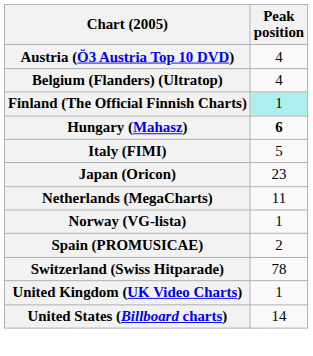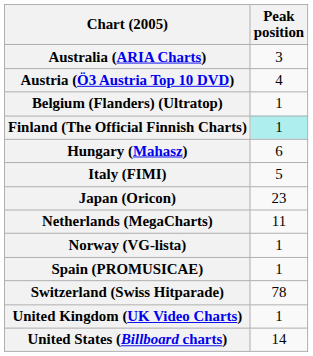+ row: (127, 56)
(279, 80) 4 -> (279, 103) 1
(279, 127) bold -> (279, 151) normal
(279, 245) 2 -> (279, 269) 1
